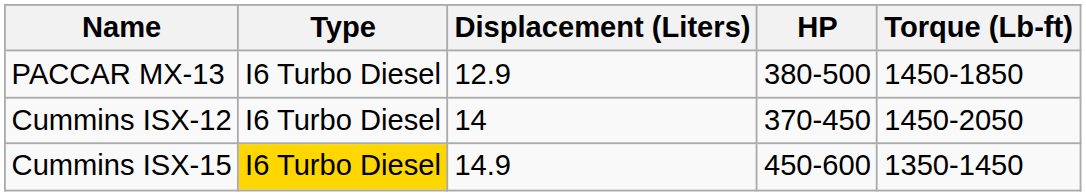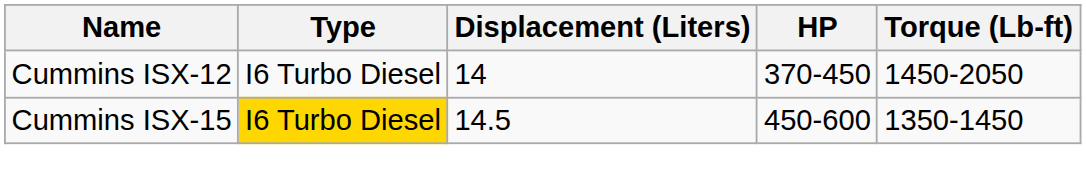- row: (118, 73)
(483, 166) 14.9 -> (483, 119) 14.5
